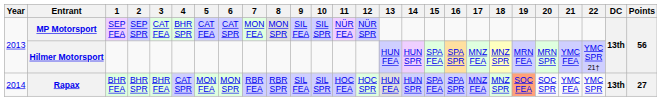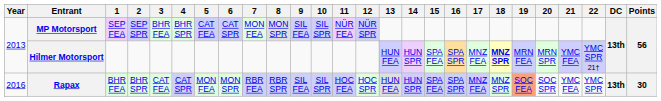(161, 29) CAT FEA -> (161, 29) BHR FEA
(501, 57) normal -> (501, 57) bold
(16, 84) 2014 -> (16, 84) 2016
(161, 84) BHR FEA -> (161, 84) CAT FEA
(642, 84) 27 -> (642, 84) 30
